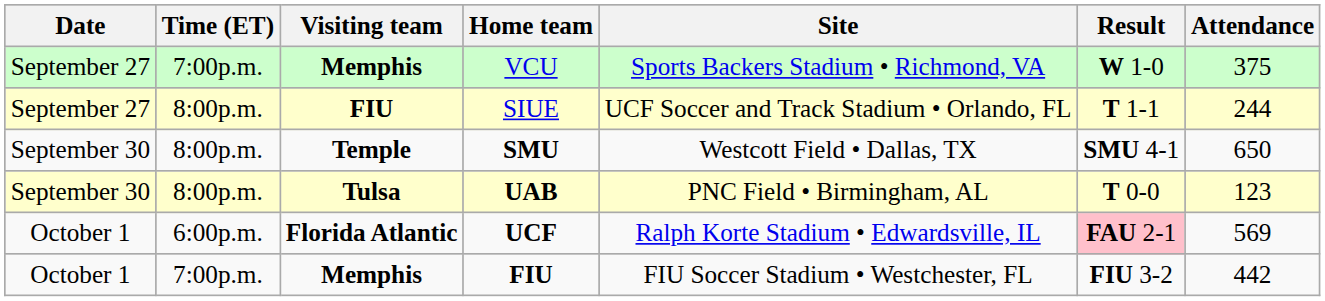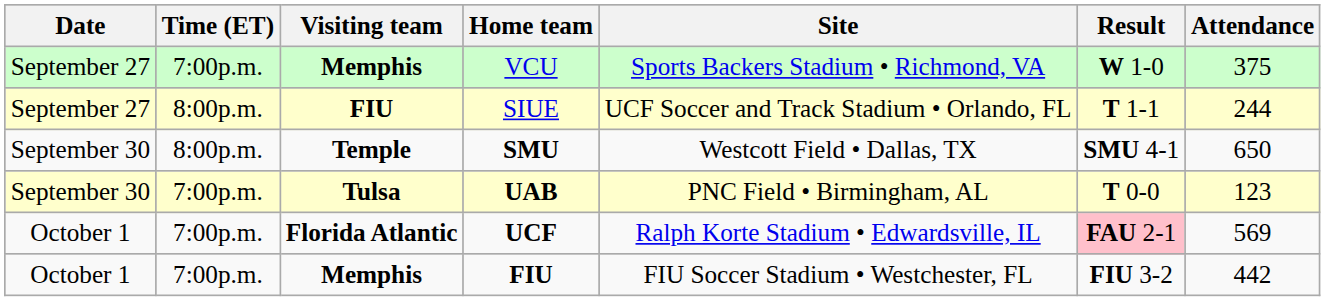(218, 191) 8:00p.m. -> (218, 191) 7:00p.m.
(218, 233) 6:00p.m. -> (218, 233) 7:00p.m.
